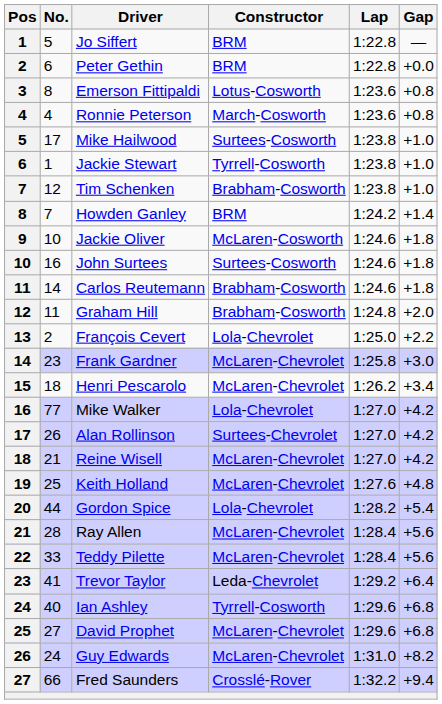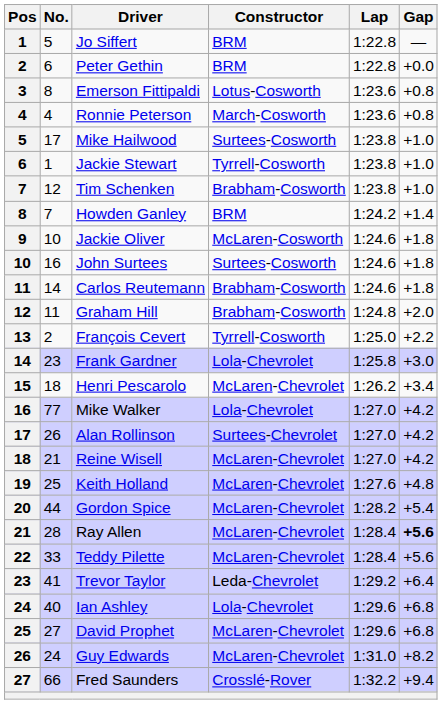(263, 336) Lola-Chevrolet -> (269, 336) Tyrrell-Cosworth
(278, 361) McLaren-Chevrolet -> (263, 361) Lola-Chevrolet
(263, 508) Lola-Chevrolet -> (278, 508) McLaren-Chevrolet
(419, 532) normal -> (419, 532) bold
(269, 606) Tyrrell-Cosworth -> (263, 606) Lola-Chevrolet
